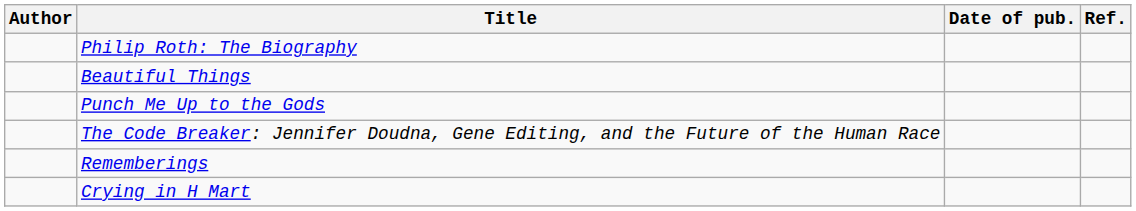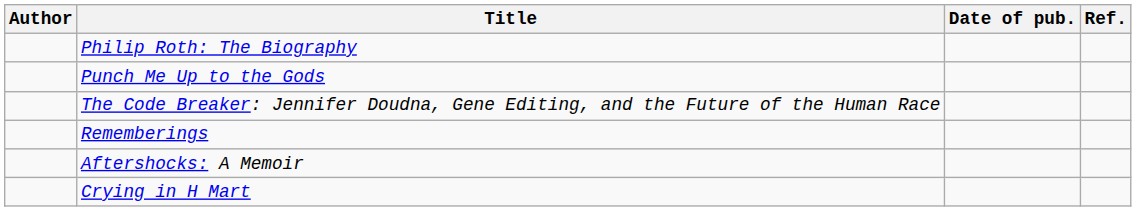- row: (166, 77)
+ row: (192, 163)
